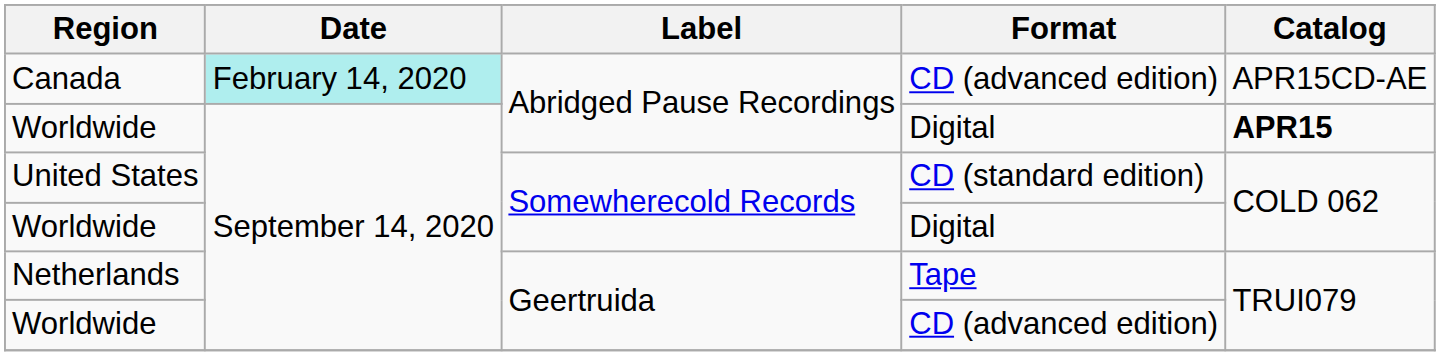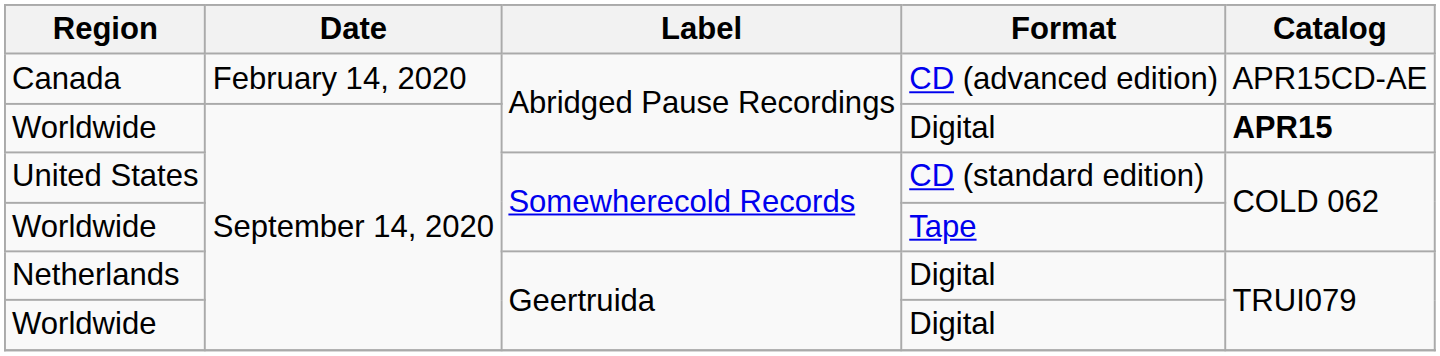(340, 78) paleturquoise background -> (340, 78) no background
(952, 226) Digital -> (943, 226) Tape
(943, 275) Tape -> (952, 275) Digital
(1064, 324) CD (advanced edition) -> (952, 324) Digital
